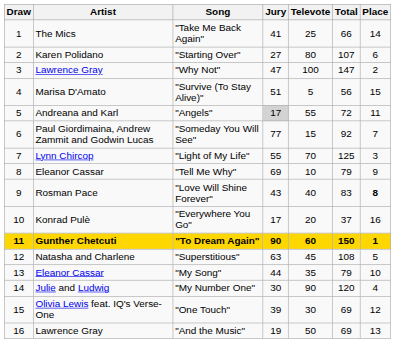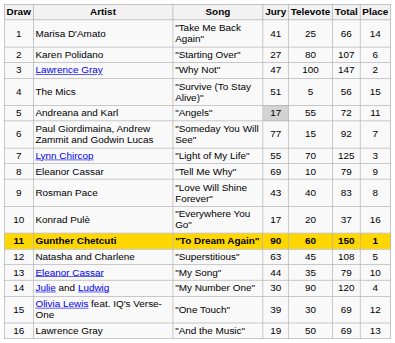(56, 33) The Mics -> (71, 33) Marisa D'Amato
(71, 92) Marisa D'Amato -> (56, 92) The Mics
(375, 193) bold -> (375, 193) normal
